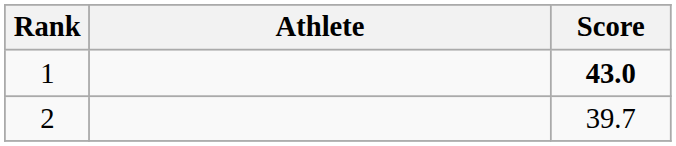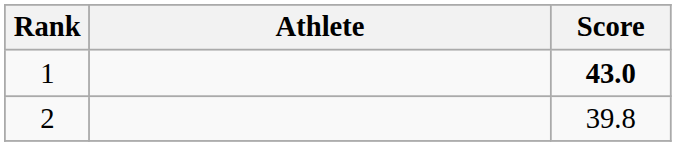(611, 118) 39.7 -> (611, 118) 39.8
